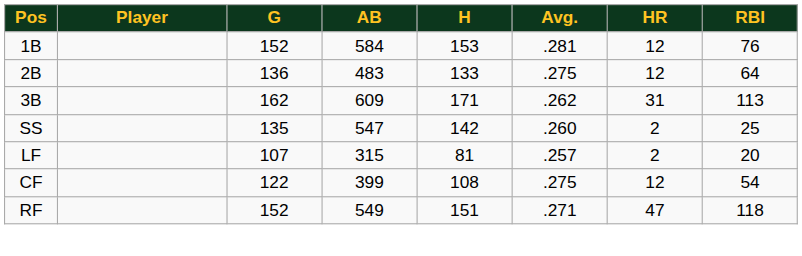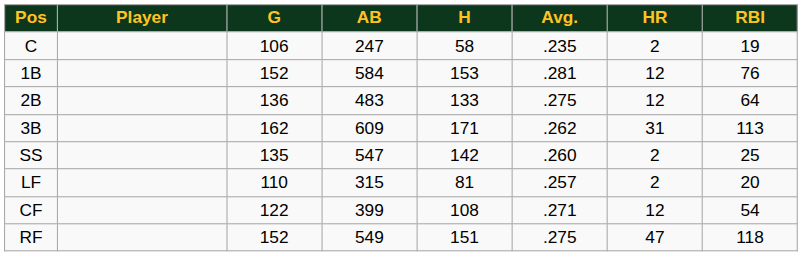+ row: (31, 45)
(274, 155) 107 -> (274, 182) 110
(560, 182) .275 -> (560, 210) .271
(560, 210) .271 -> (560, 237) .275
